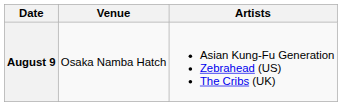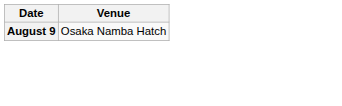- column: (253, 13)
